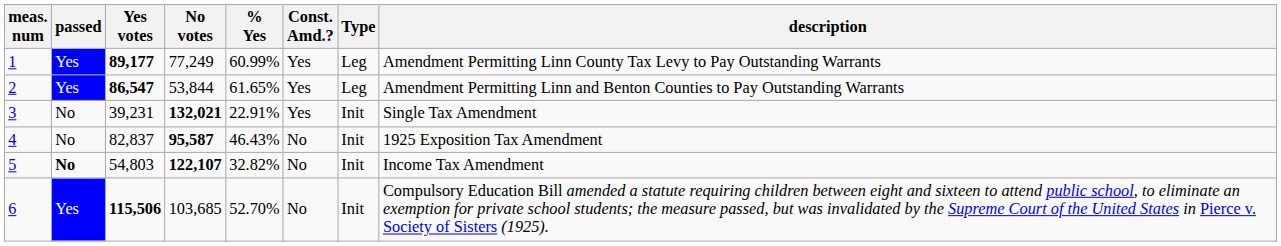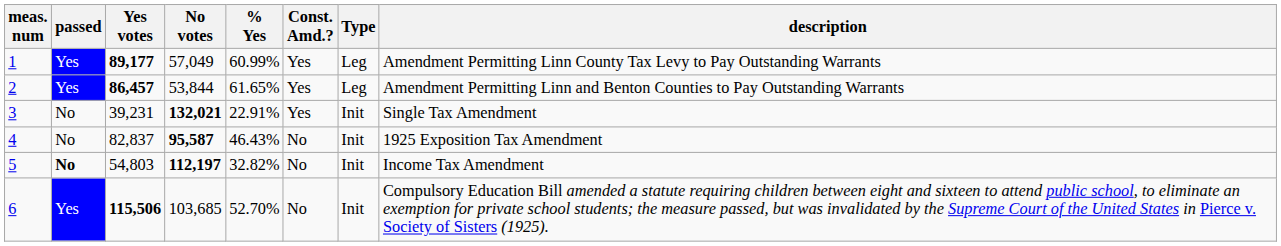(191, 61) 77,249 -> (191, 61) 57,049
(131, 87) 86,547 -> (131, 87) 86,457
(195, 165) 122,107 -> (195, 165) 112,197
